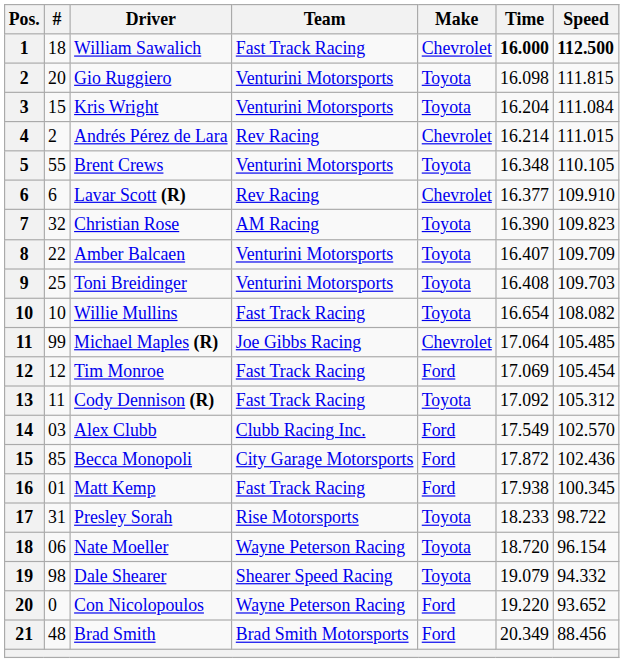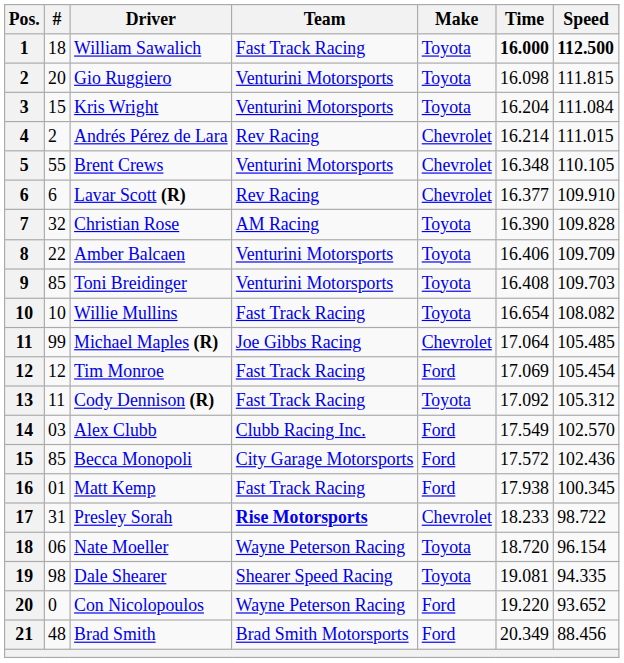(457, 48) Chevrolet -> (446, 48) Toyota
(446, 165) Toyota -> (457, 165) Chevrolet
(586, 224) 109.823 -> (586, 224) 109.828
(525, 253) 16.407 -> (525, 253) 16.406
(57, 283) 25 -> (57, 283) 85
(525, 459) 17.872 -> (525, 459) 17.572
(297, 517) normal -> (302, 517) bold
(446, 517) Toyota -> (457, 517) Chevrolet
(525, 576) 19.079 -> (525, 576) 19.081
(582, 576) 94.332 -> (582, 576) 94.335
